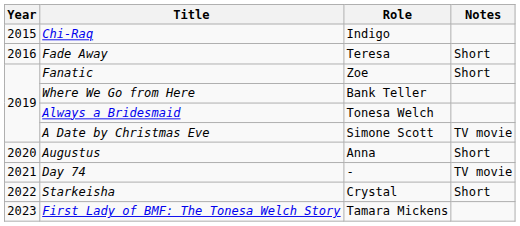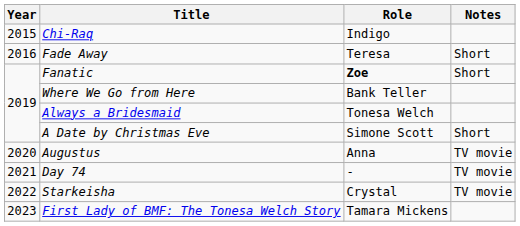(357, 73) normal -> (357, 73) bold
(483, 133) TV movie -> (472, 133) Short
(472, 152) Short -> (483, 152) TV movie
(472, 192) Short -> (483, 192) TV movie
